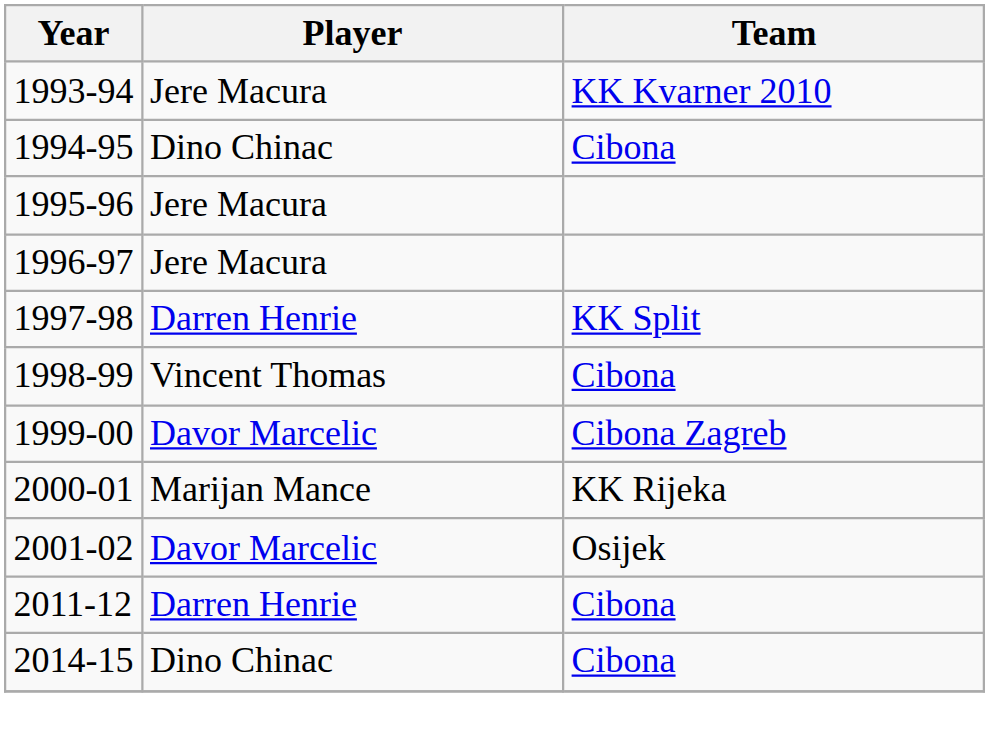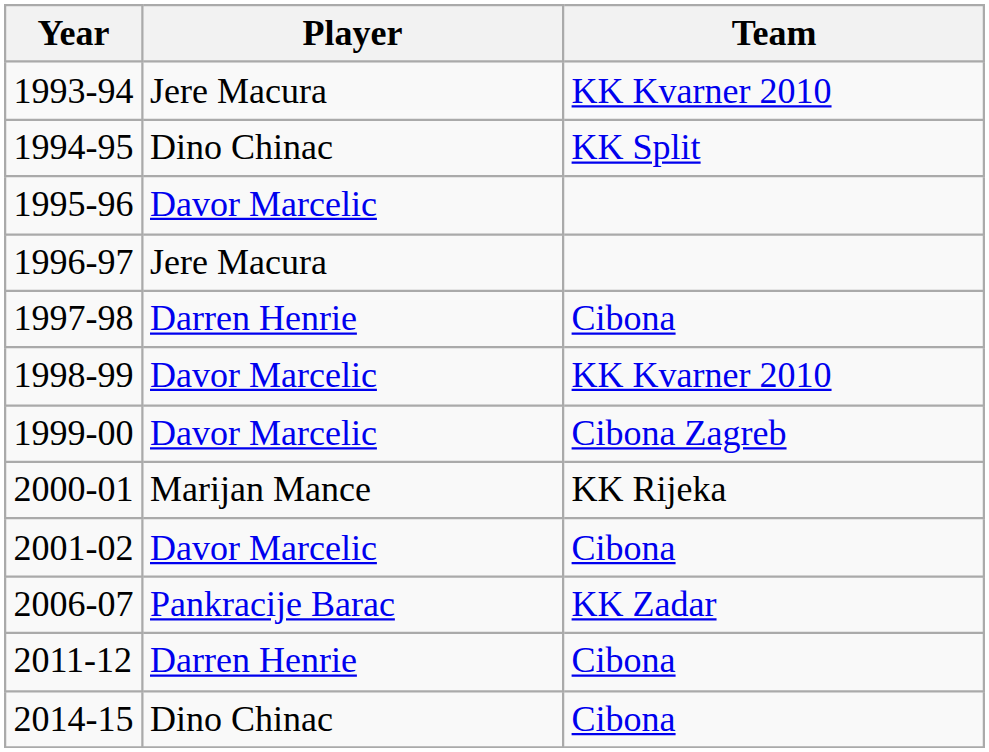(624, 147) Cibona -> (636, 147) KK Split
(238, 204) Jere Macura -> (263, 204) Davor Marcelic
(636, 318) KK Split -> (624, 318) Cibona
(268, 375) Vincent Thomas -> (263, 375) Davor Marcelic
(624, 375) Cibona -> (702, 375) KK Kvarner 2010
(619, 546) Osijek -> (624, 546) Cibona
+ row: (73, 603)
